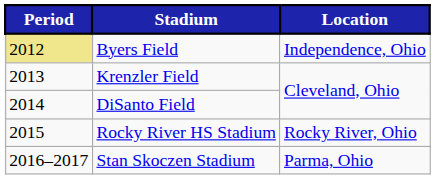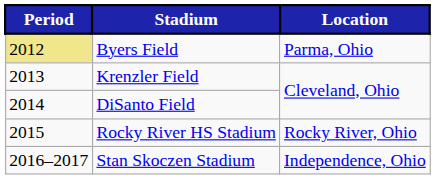(355, 48) Independence, Ohio -> (328, 48) Parma, Ohio
(328, 160) Parma, Ohio -> (355, 160) Independence, Ohio
